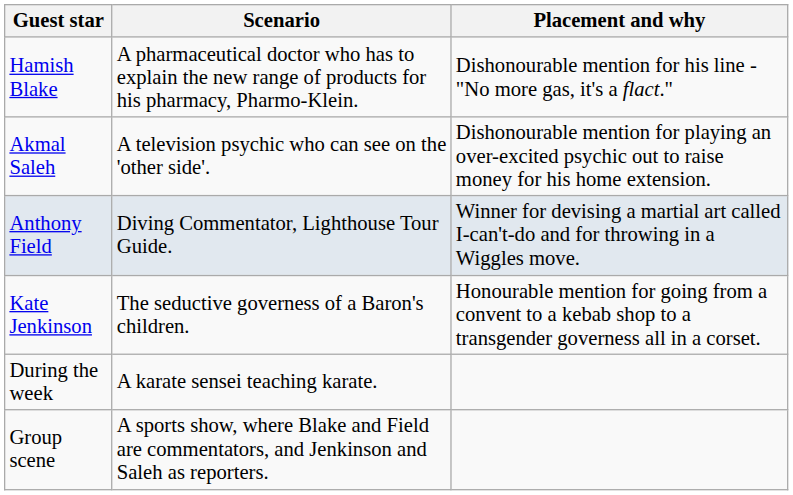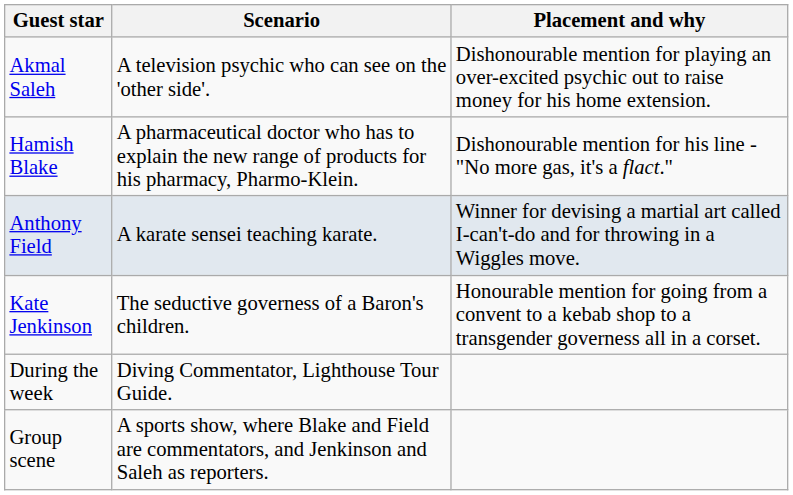rows swapped: (37, 155) <-> (42, 76)
(278, 235) Diving Commentator, Lighthouse Tour Guide. -> (247, 235) A karate sensei teaching karate.
(247, 381) A karate sensei teaching karate. -> (278, 381) Diving Commentator, Lighthouse Tour Guide.
